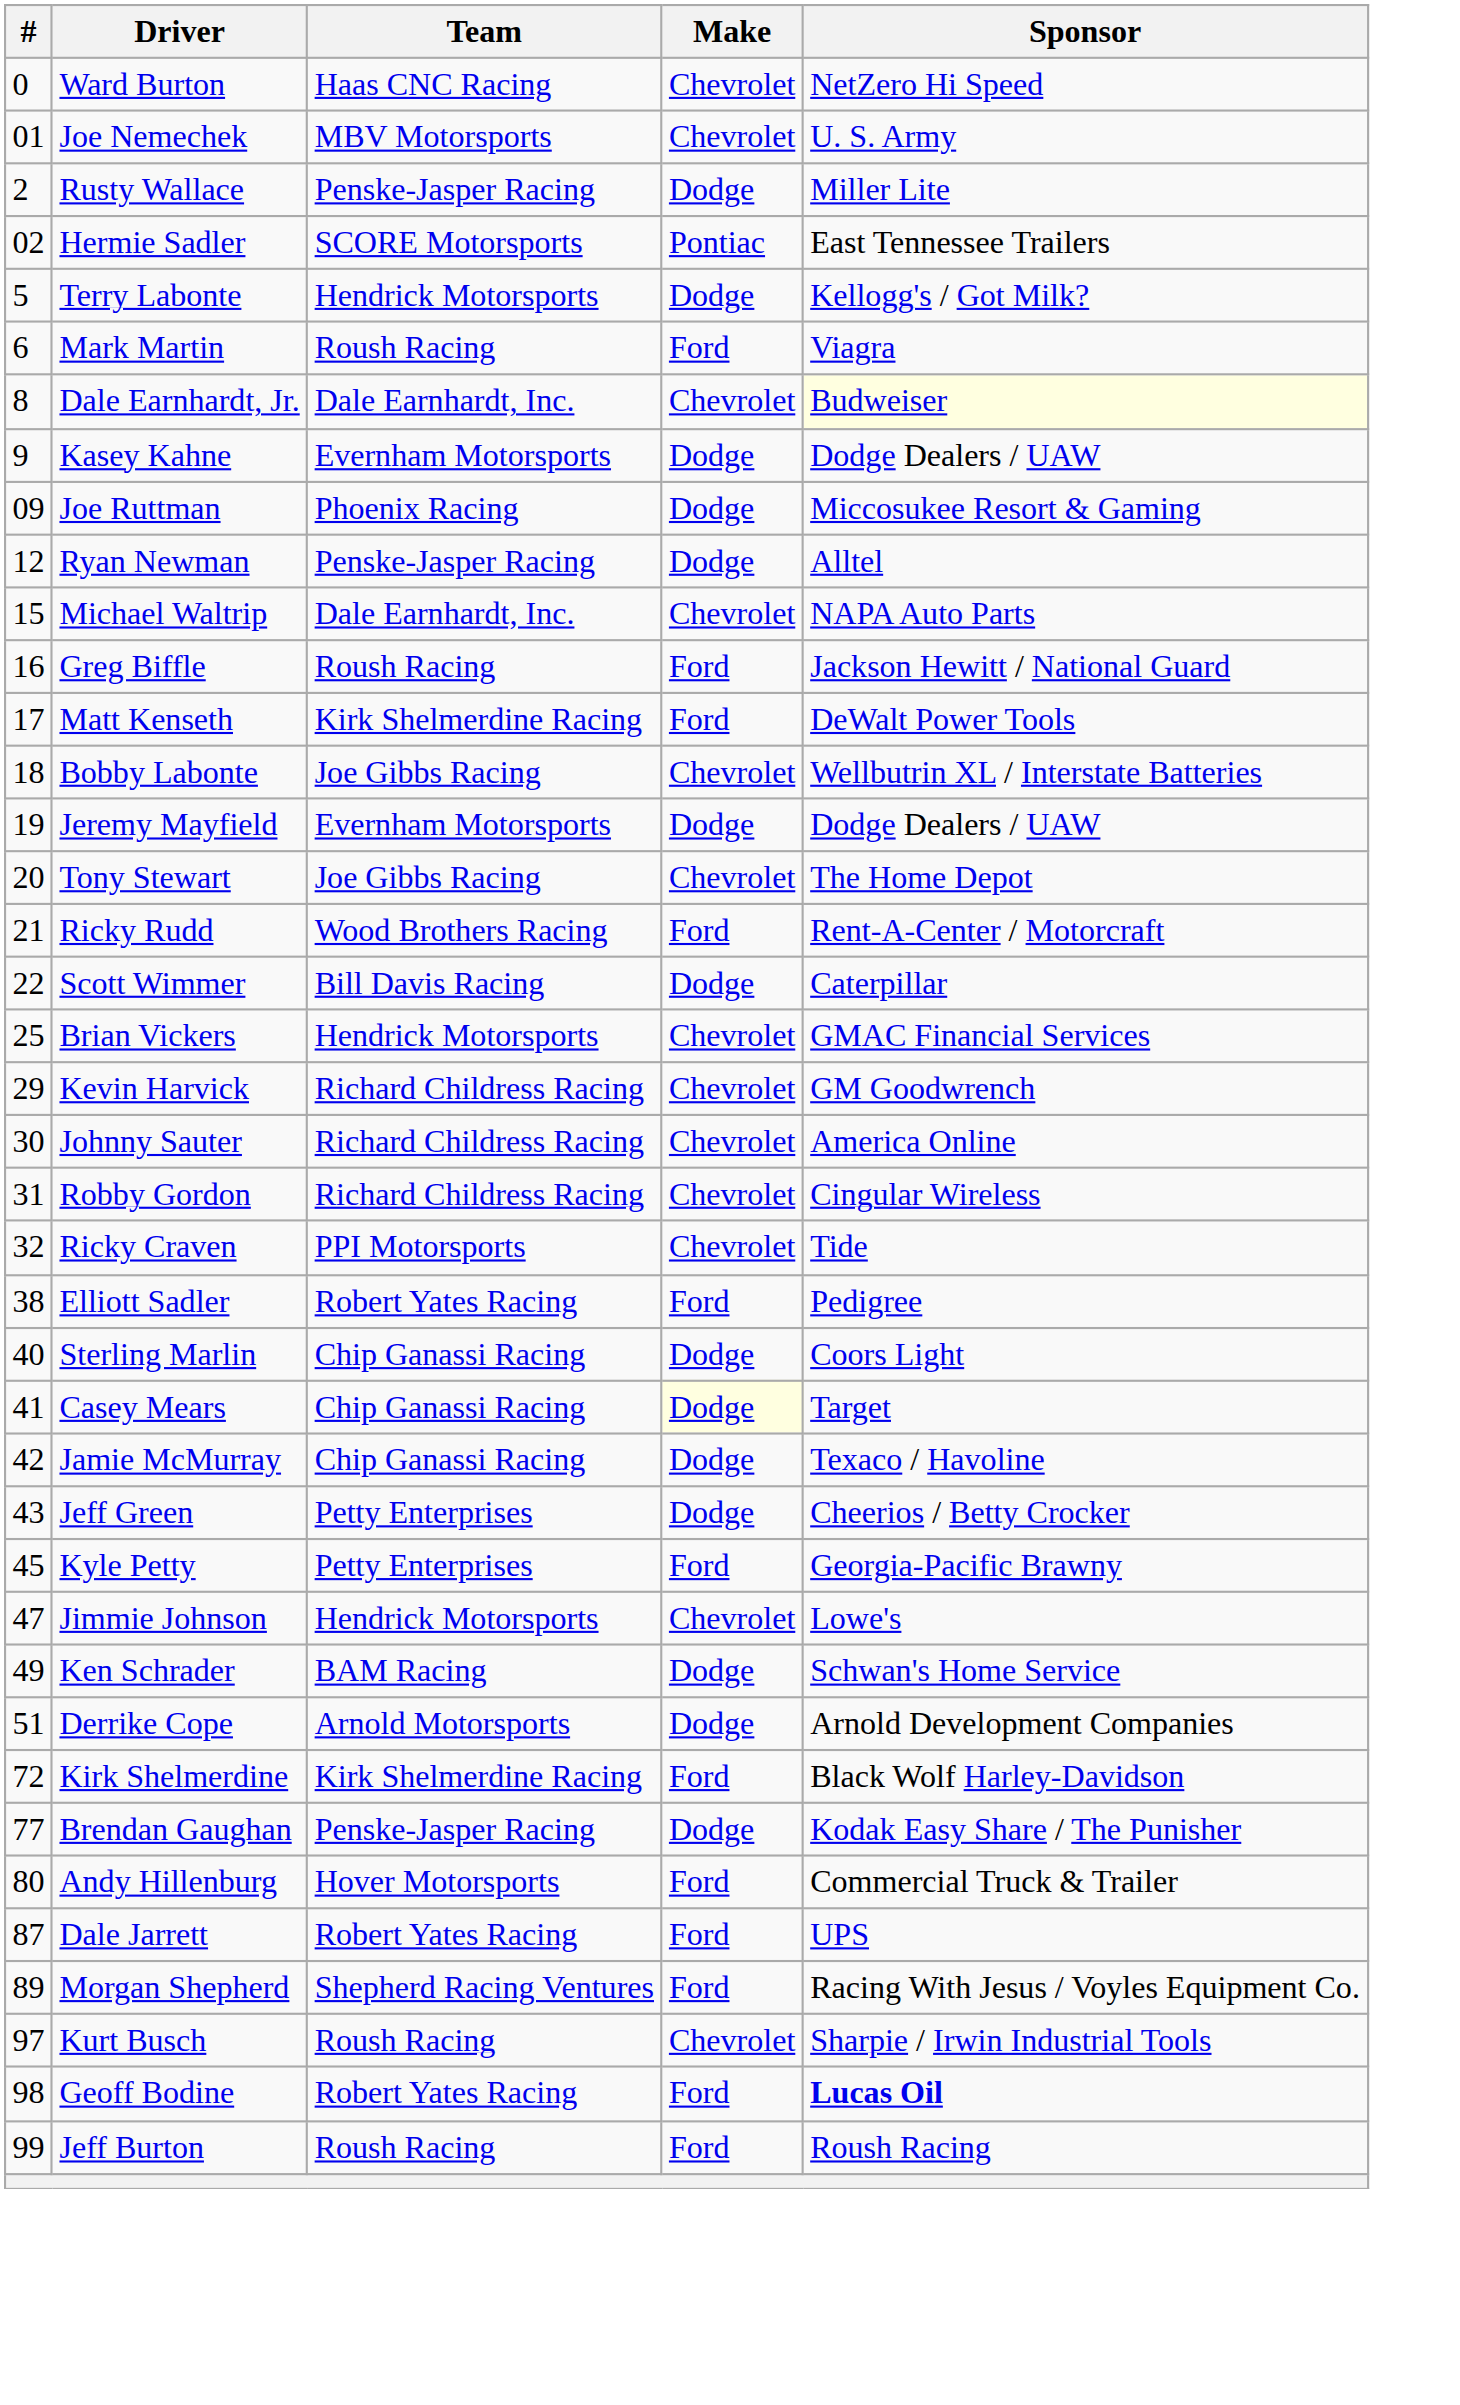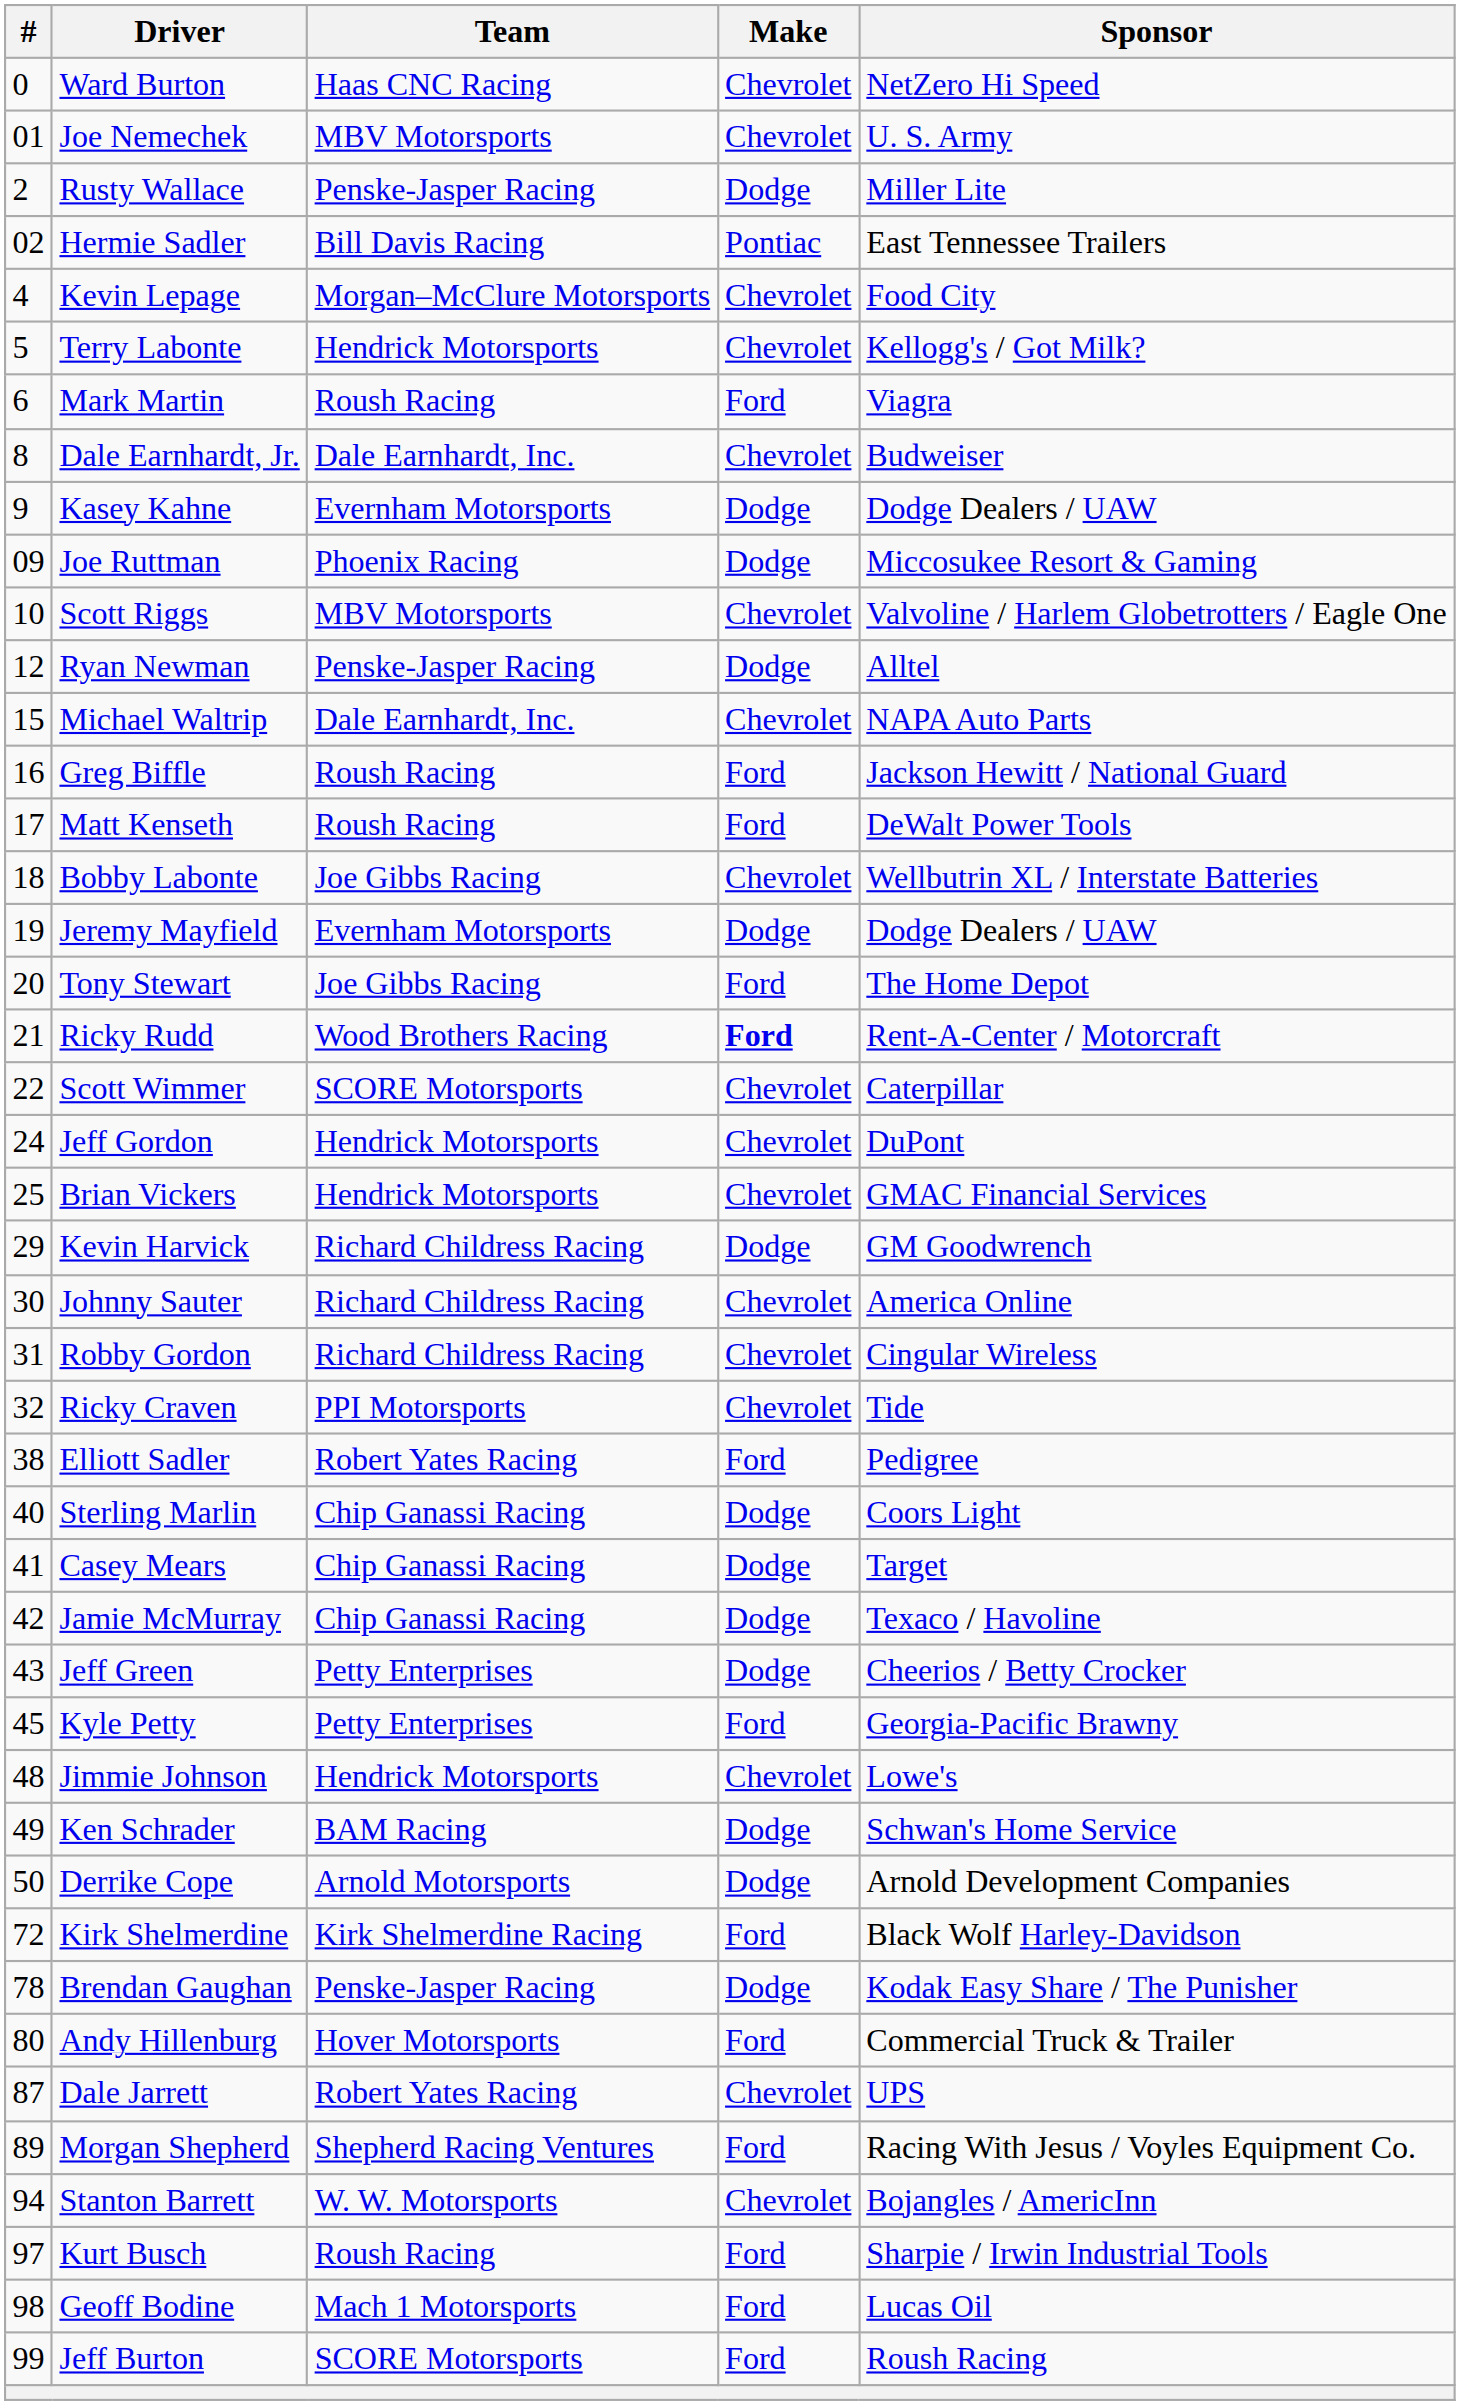(449, 242) SCORE Motorsports -> (429, 242) Bill Davis Racing
+ row: (150, 295)
(712, 295) Dodge -> (788, 348) Chevrolet
(879, 401) lightyellow background -> (935, 454) no background
+ row: (134, 612)
(478, 718) Kirk Shelmerdine Racing -> (405, 824) Roush Racing
(732, 877) Chevrolet -> (755, 983) Ford
(699, 930) normal -> (759, 1035) bold
(429, 983) Bill Davis Racing -> (449, 1088) SCORE Motorsports
(712, 983) Dodge -> (788, 1088) Chevrolet
+ row: (136, 1141)
(732, 1088) Chevrolet -> (768, 1247) Dodge
(712, 1406) lightyellow background -> (768, 1564) no background
(29, 1617) 47 -> (29, 1776) 48
(29, 1723) 51 -> (29, 1881) 50
(29, 1829) 77 -> (29, 1987) 78
(699, 1934) Ford -> (788, 2093) Chevrolet
+ row: (157, 2199)
(732, 2040) Chevrolet -> (755, 2252) Ford
(446, 2093) Robert Yates Racing -> (445, 2305) Mach 1 Motorsports
(877, 2093) bold -> (929, 2305) normal
(405, 2146) Roush Racing -> (449, 2357) SCORE Motorsports
